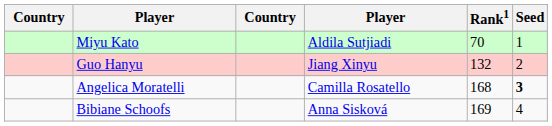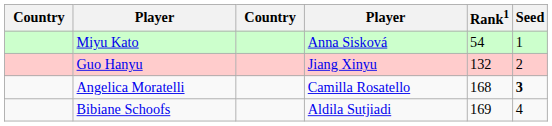(350, 42) Aldila Sutjiadi -> (348, 42) Anna Sisková
(477, 42) 70 -> (477, 42) 54
(348, 109) Anna Sisková -> (350, 109) Aldila Sutjiadi
